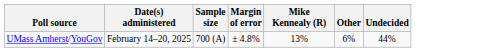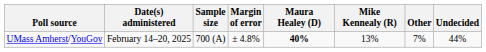+ column: (299, 18)
(349, 39) 6% -> (419, 39) 7%
